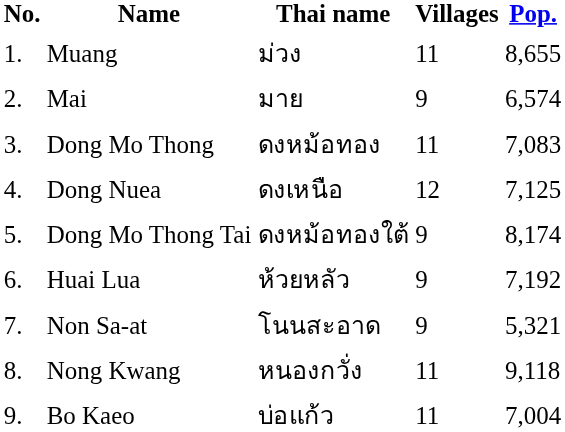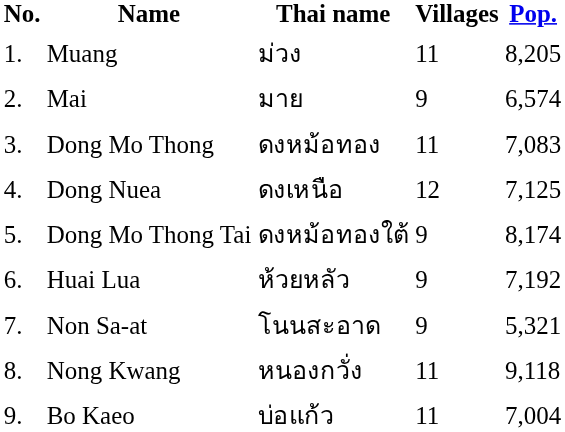(533, 53) 8,655 -> (533, 53) 8,205
